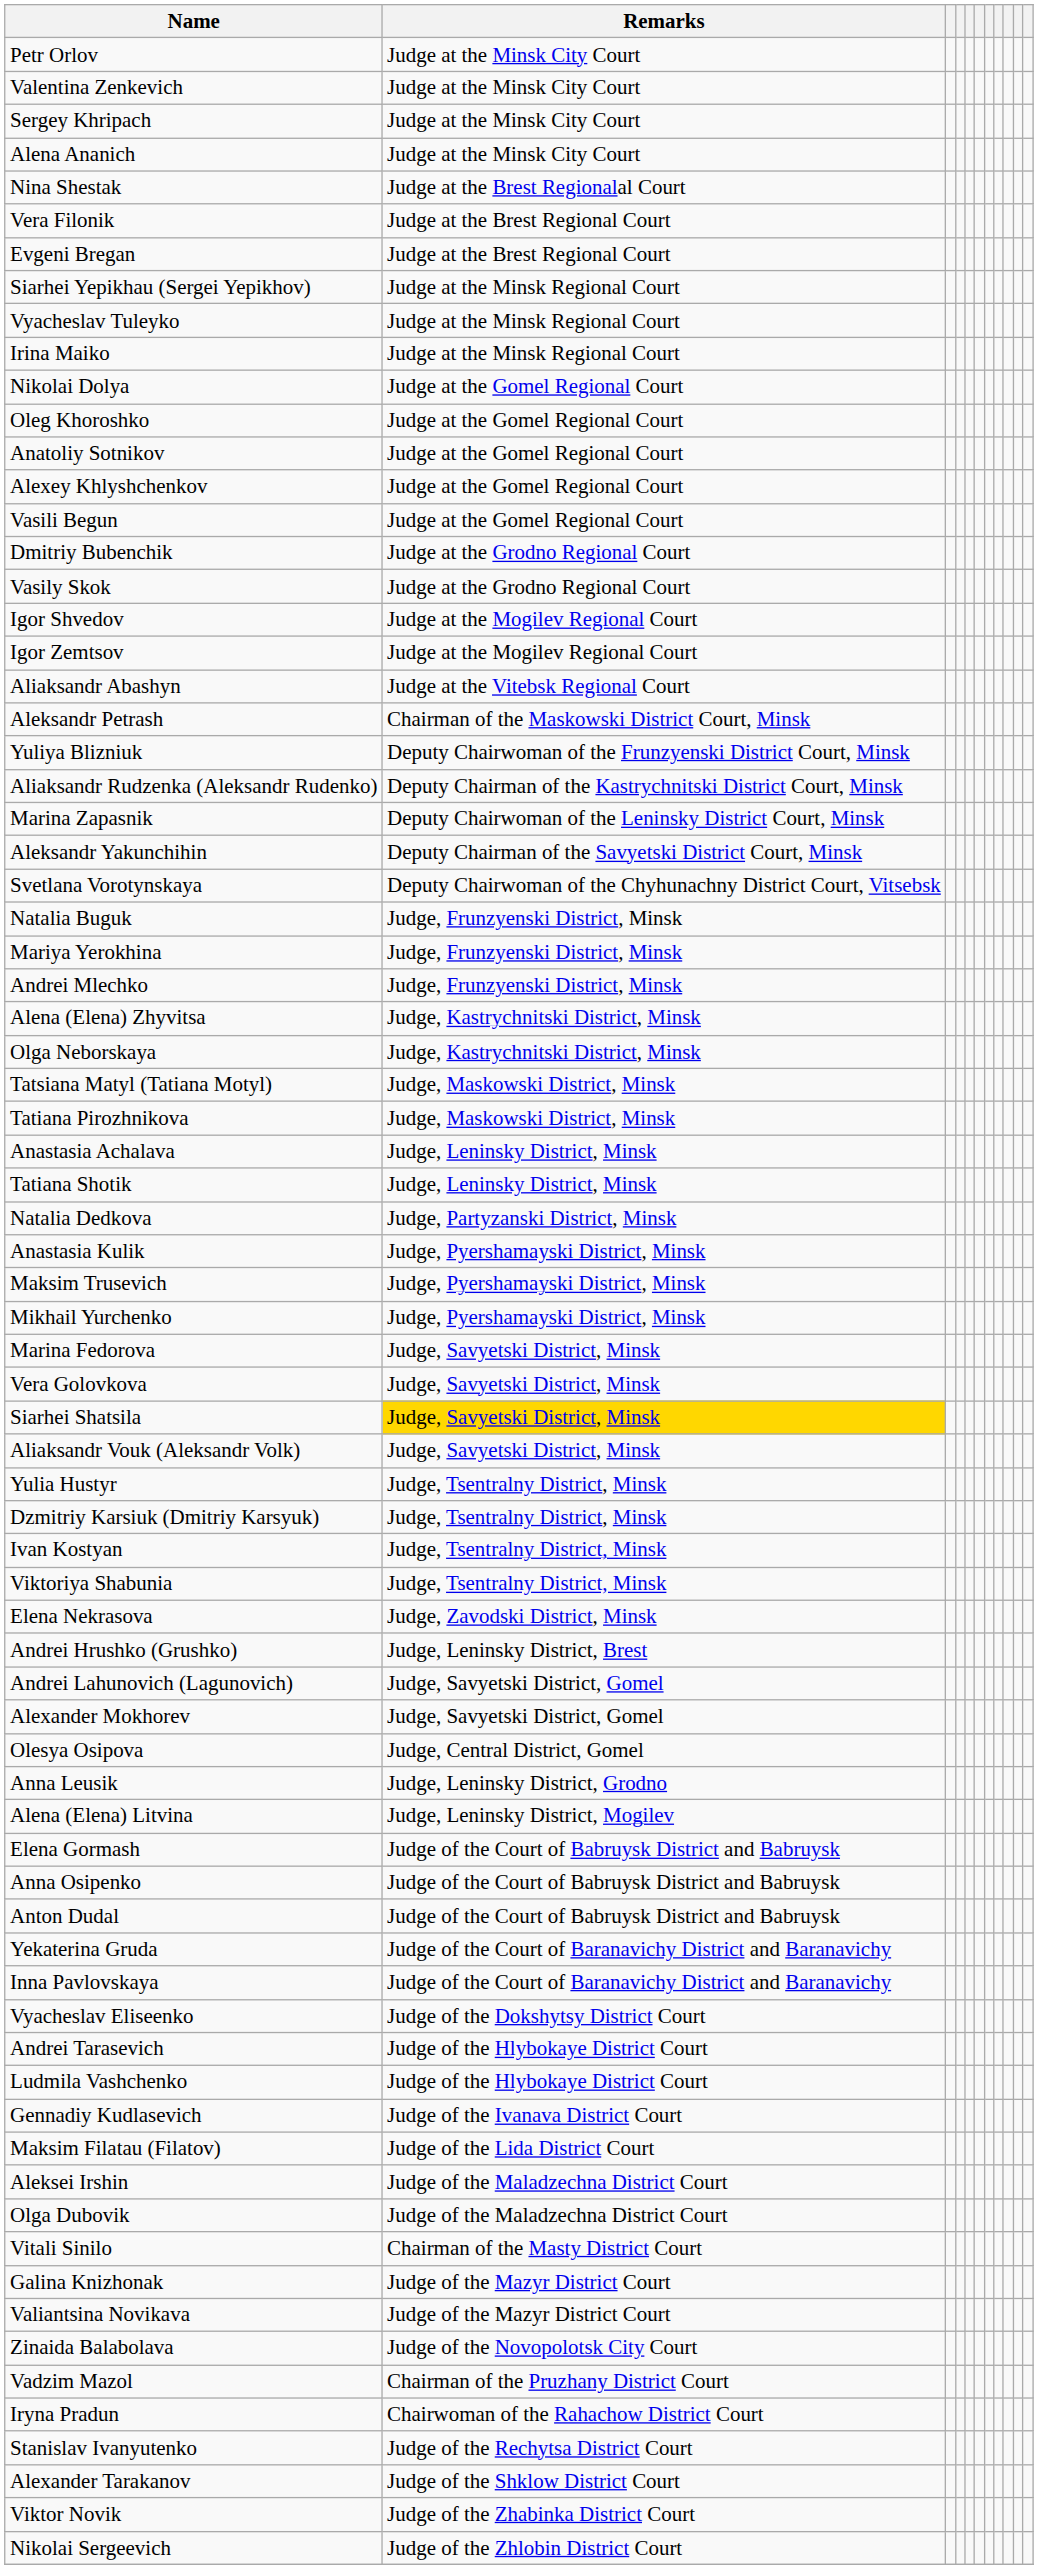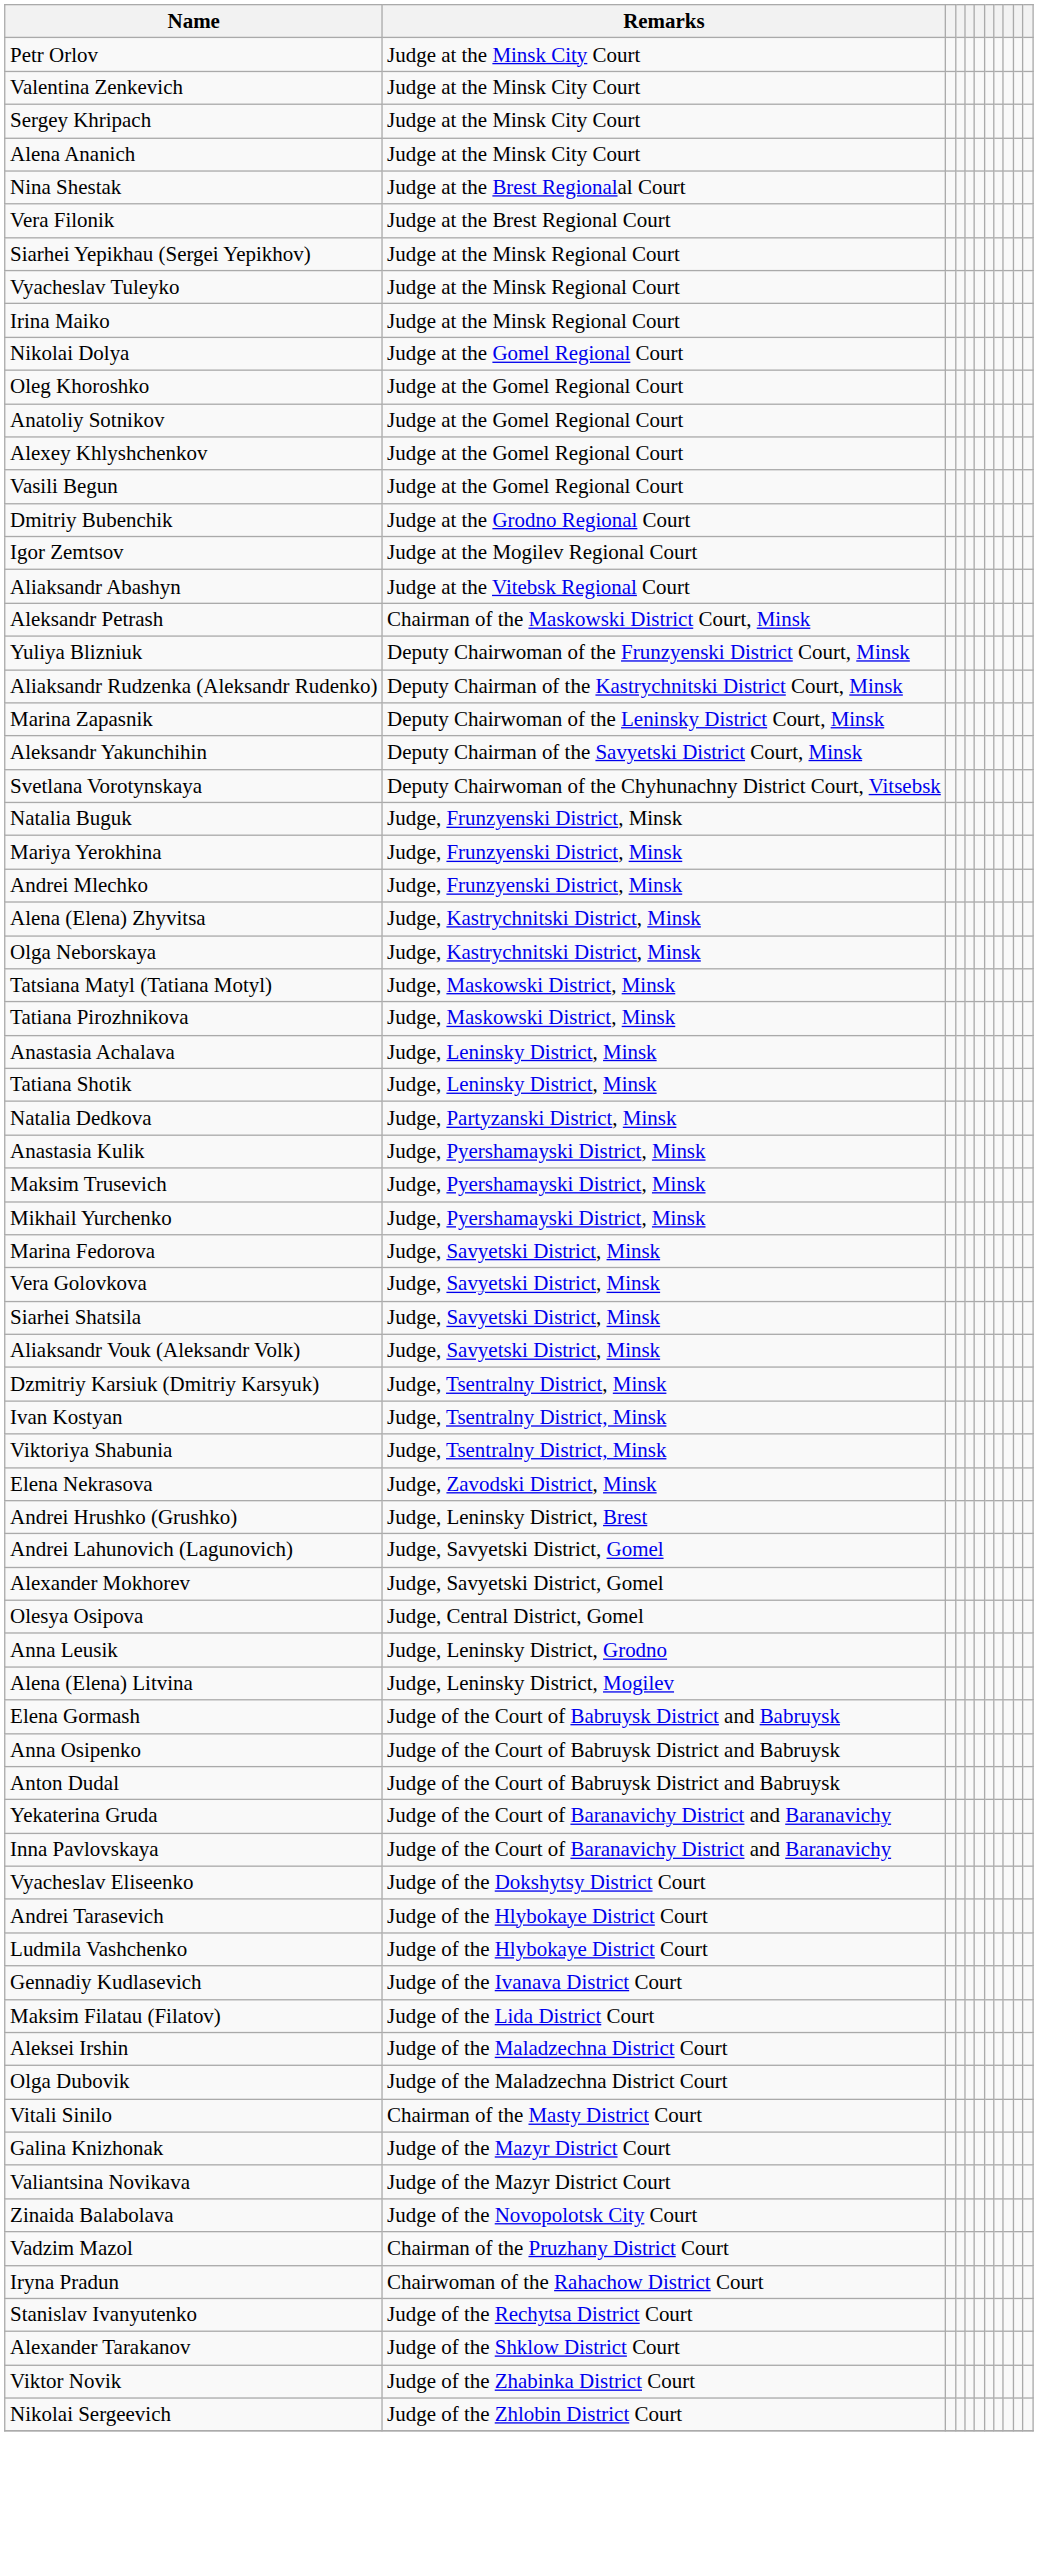- row: (73, 253)
- row: (60, 586)
- row: (67, 619)
(524, 1417) gold background -> (524, 1317) no background
- row: (63, 1483)
